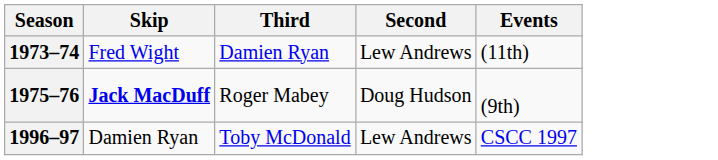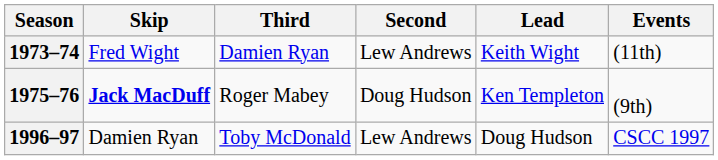+ column: (542, 20)
